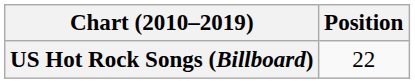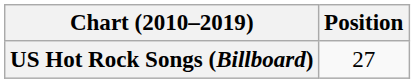(364, 59) 22 -> (364, 59) 27
